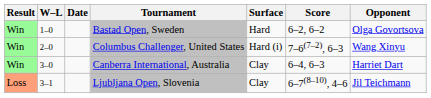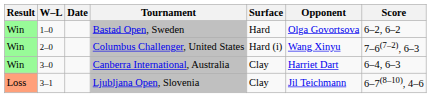columns swapped: (388, 12) <-> (318, 12)
